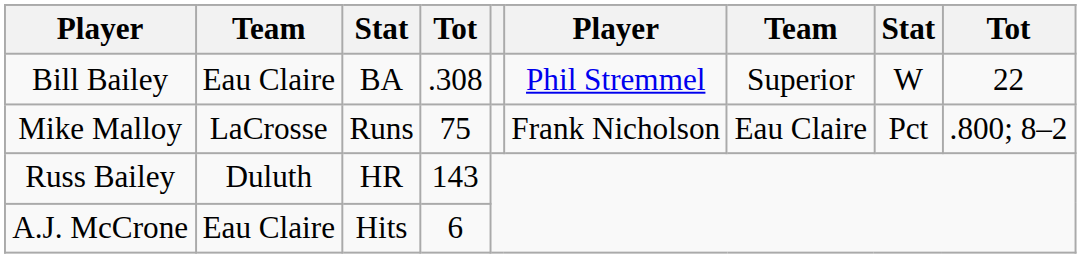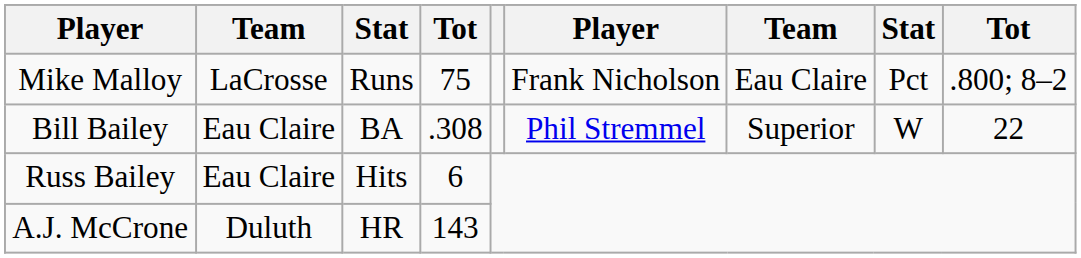rows swapped: (100, 78) <-> (100, 128)
(269, 177) Duluth -> (269, 177) Eau Claire
(381, 177) HR -> (381, 177) Hits
(455, 177) 143 -> (455, 177) 6
(269, 227) Eau Claire -> (269, 227) Duluth
(381, 227) Hits -> (381, 227) HR
(455, 227) 6 -> (455, 227) 143
